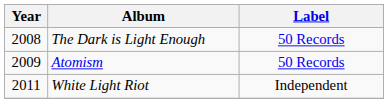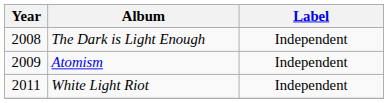(311, 39) 50 Records -> (311, 39) Independent
(311, 62) 50 Records -> (311, 62) Independent
